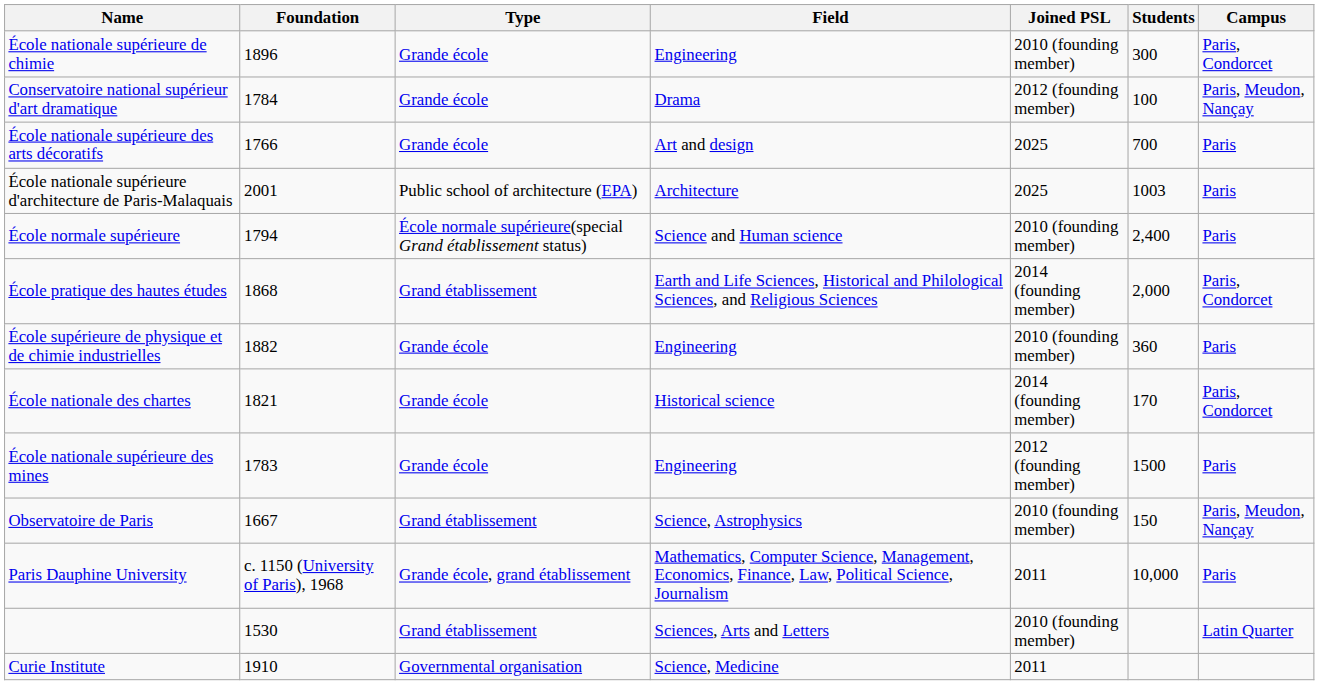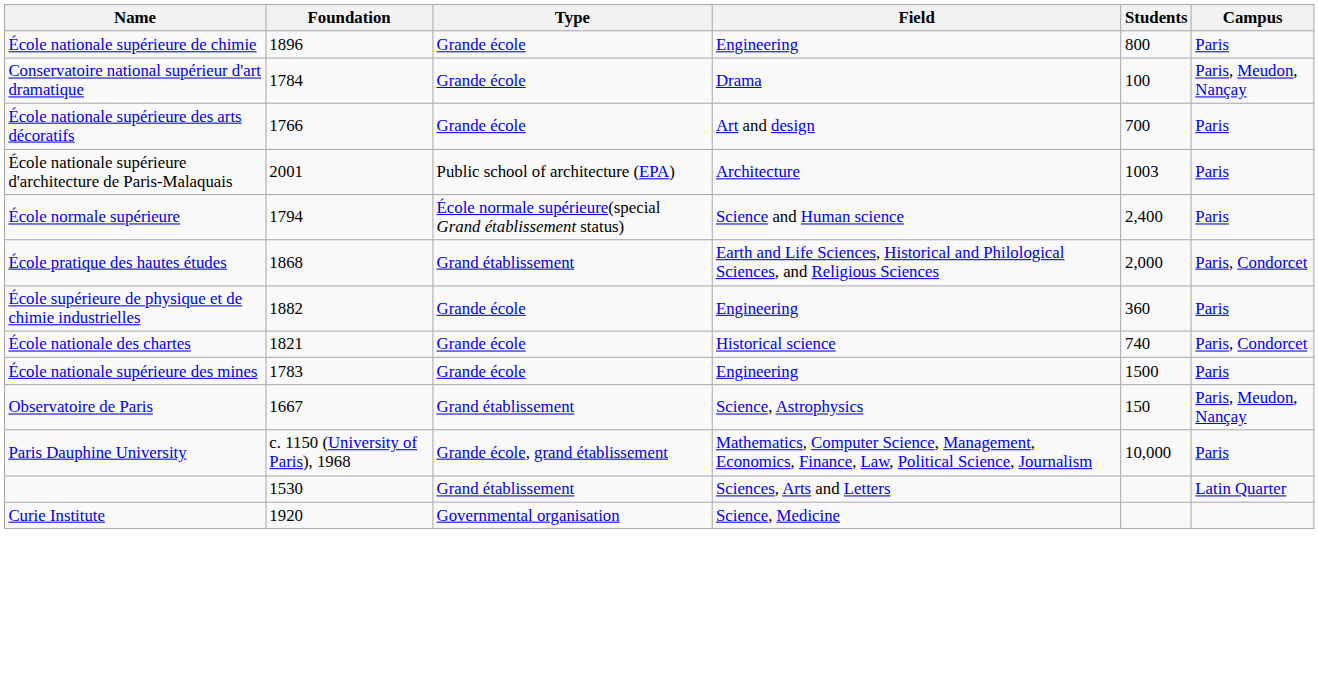- column: (1069, 17)
(1145, 53) 300 -> (1138, 44) 800
(1237, 53) Paris, Condorcet -> (1212, 44) Paris
(1145, 401) 170 -> (1138, 344) 740
(261, 666) 1910 -> (286, 515) 1920
